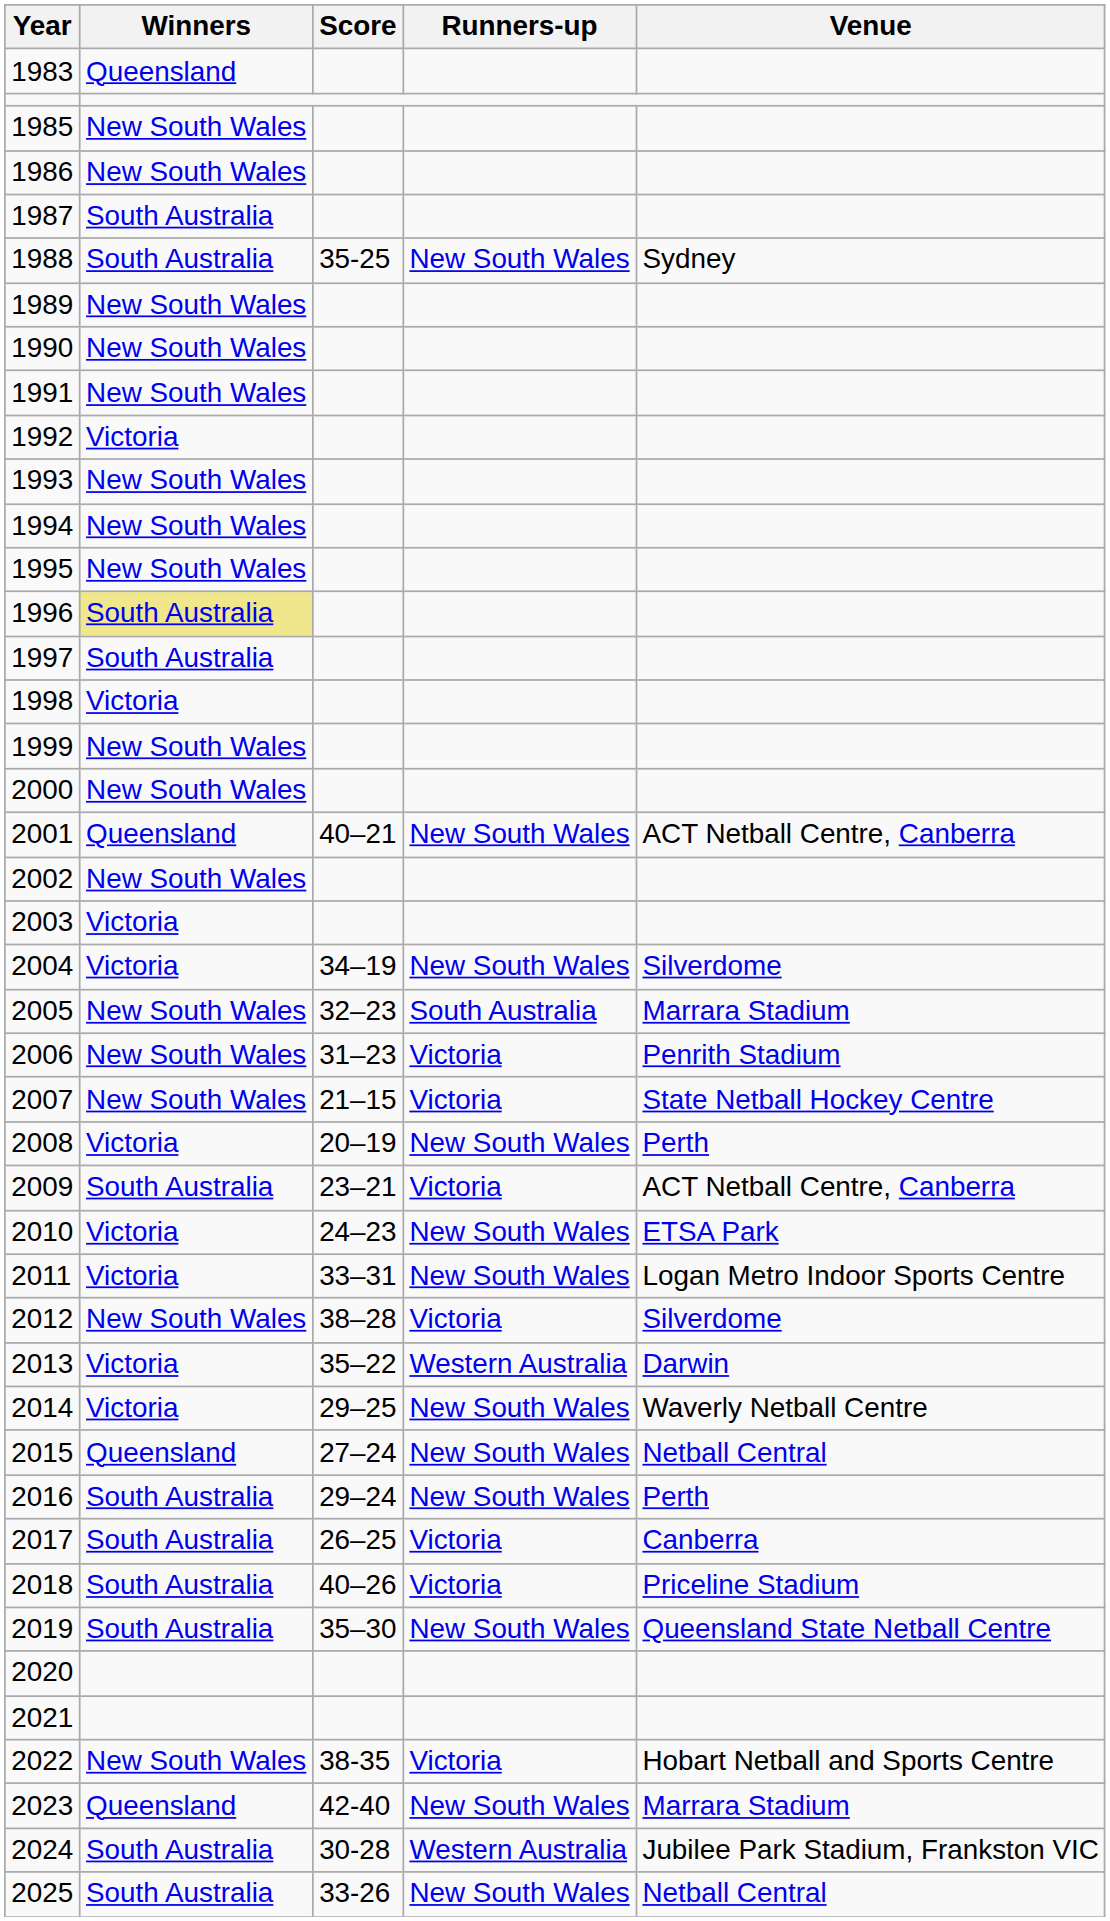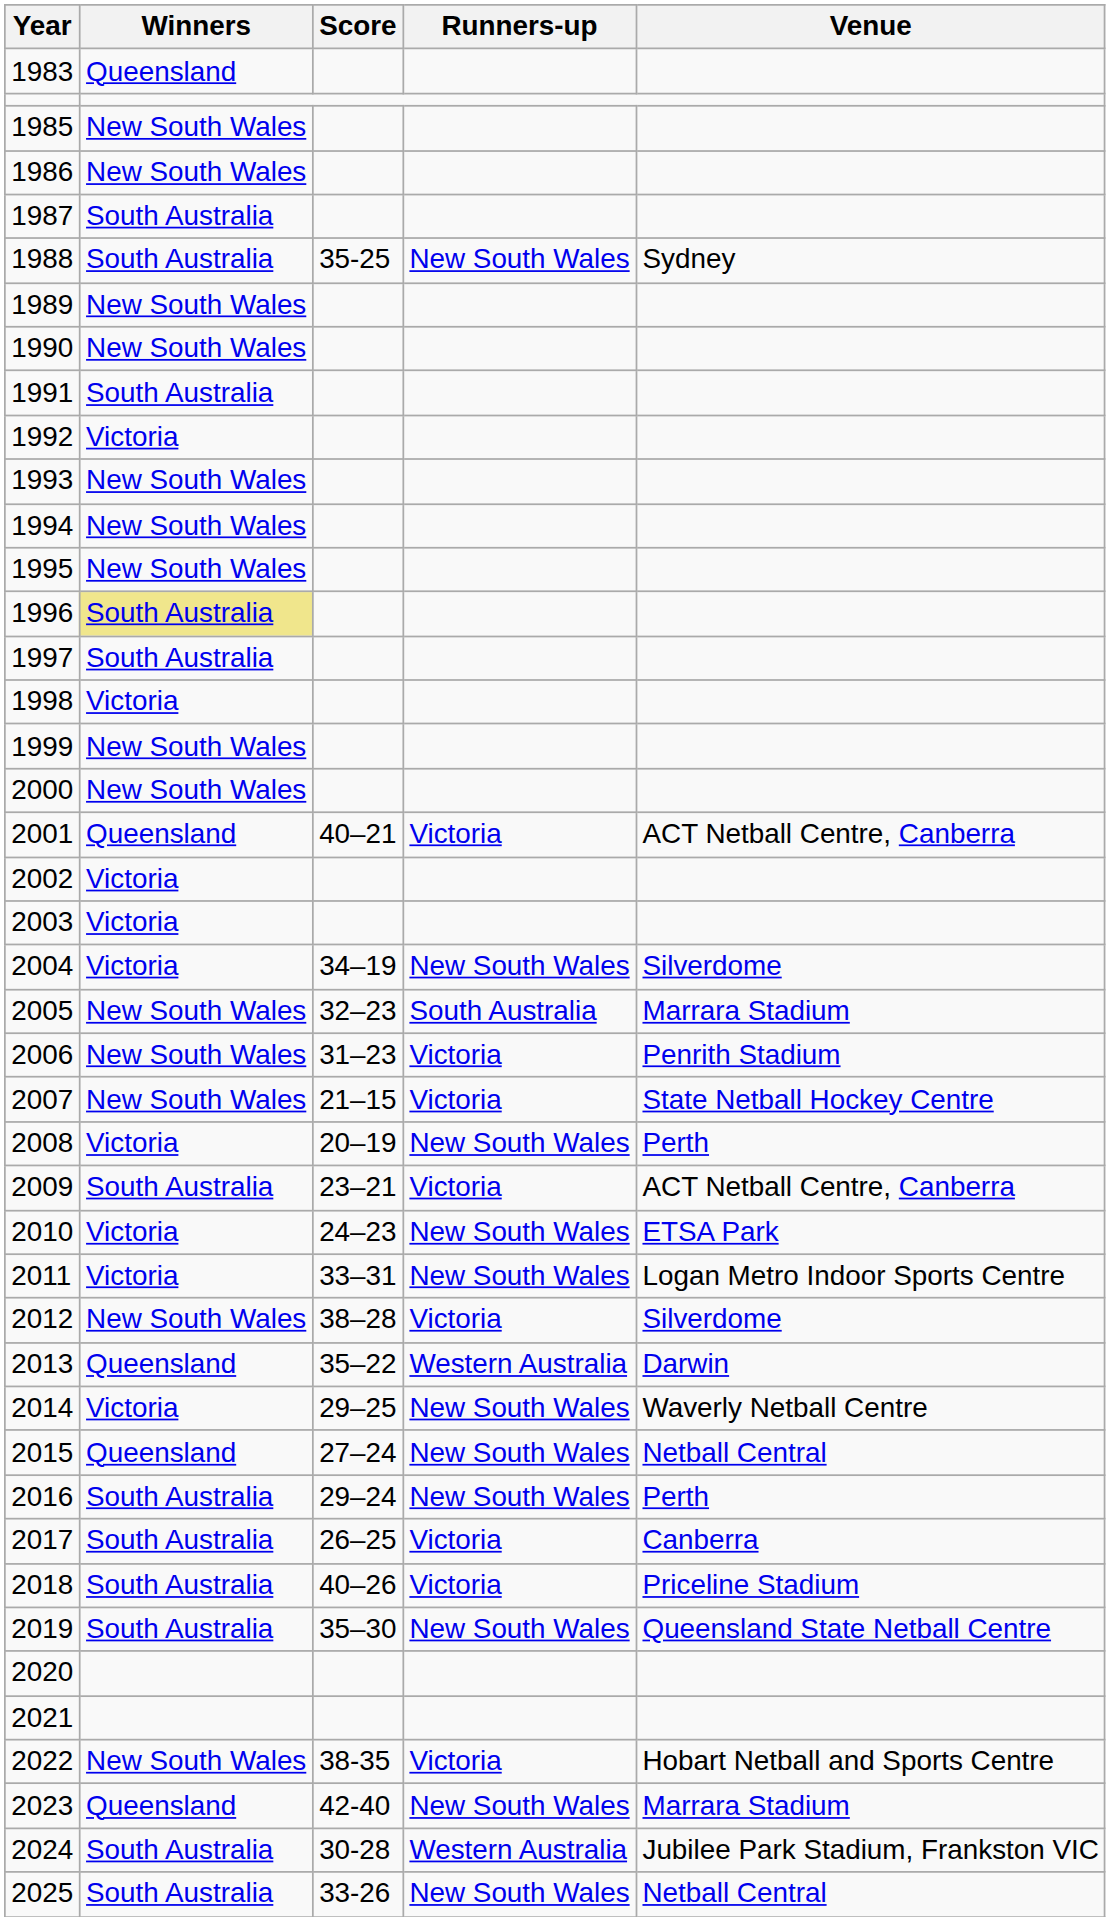(196, 392) New South Wales -> (180, 392) South Australia
(520, 834) New South Wales -> (456, 834) Victoria
(196, 878) New South Wales -> (132, 878) Victoria
(132, 1363) Victoria -> (161, 1363) Queensland
